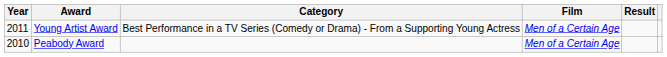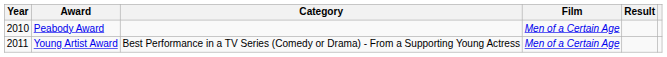rows swapped: (69, 44) <-> (76, 28)
